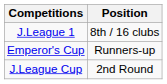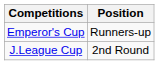- row: (46, 32)
